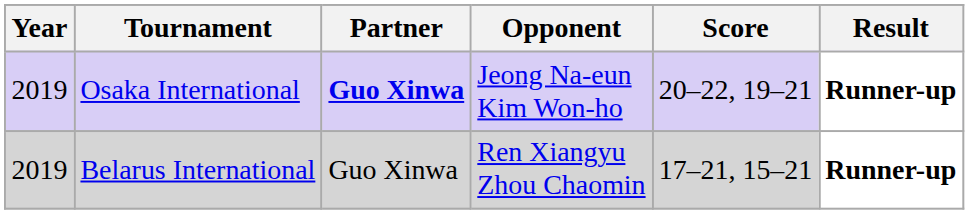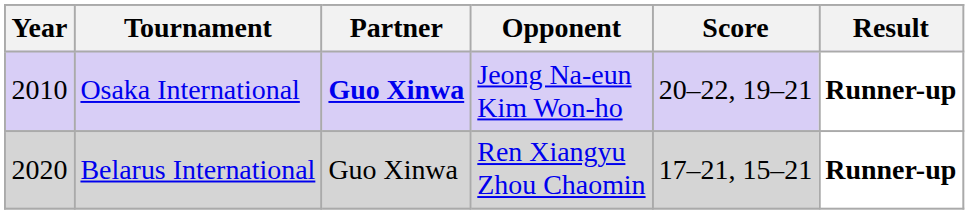(39, 90) 2019 -> (39, 90) 2010
(39, 169) 2019 -> (39, 169) 2020
